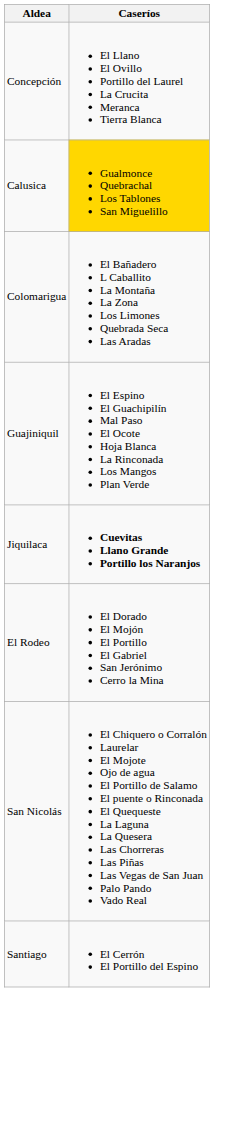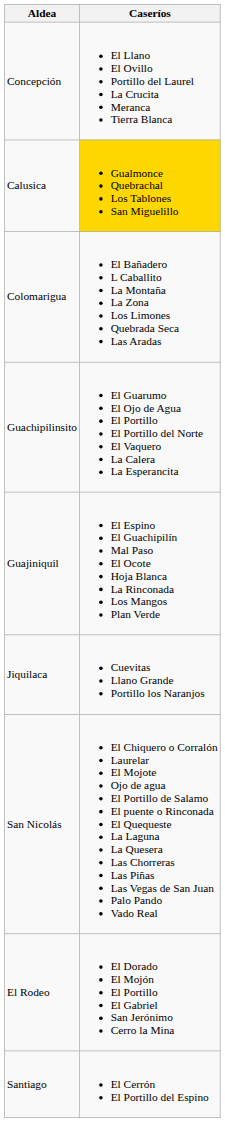+ row: (42, 427)
(139, 551) bold -> (150, 681) normal
rows swapped: (34, 811) <-> (28, 642)
